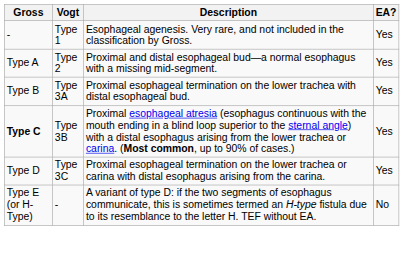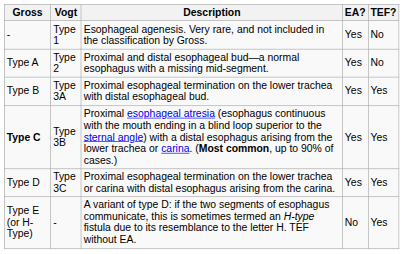+ column: (383, 12)
